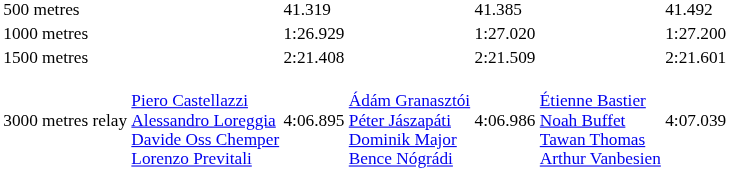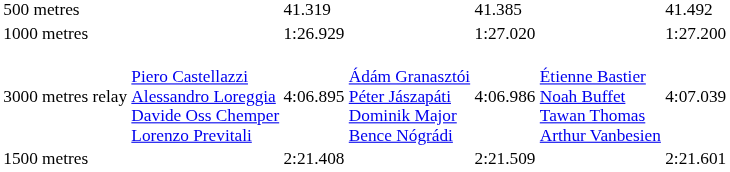rows swapped: (46, 57) <-> (65, 120)
